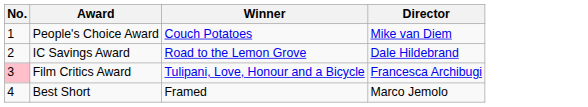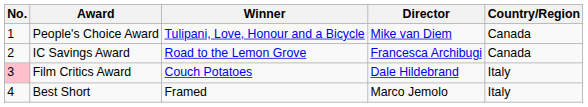+ column: (534, 14)
(208, 33) Couch Potatoes -> (265, 33) Tulipani, Love, Honour and a Bicycle
(415, 53) Dale Hildebrand -> (426, 53) Francesca Archibugi
(265, 72) Tulipani, Love, Honour and a Bicycle -> (208, 72) Couch Potatoes
(426, 72) Francesca Archibugi -> (415, 72) Dale Hildebrand
